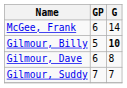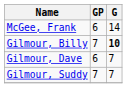(95, 44) 5 -> (95, 44) 7
(111, 59) 8 -> (111, 59) 7
